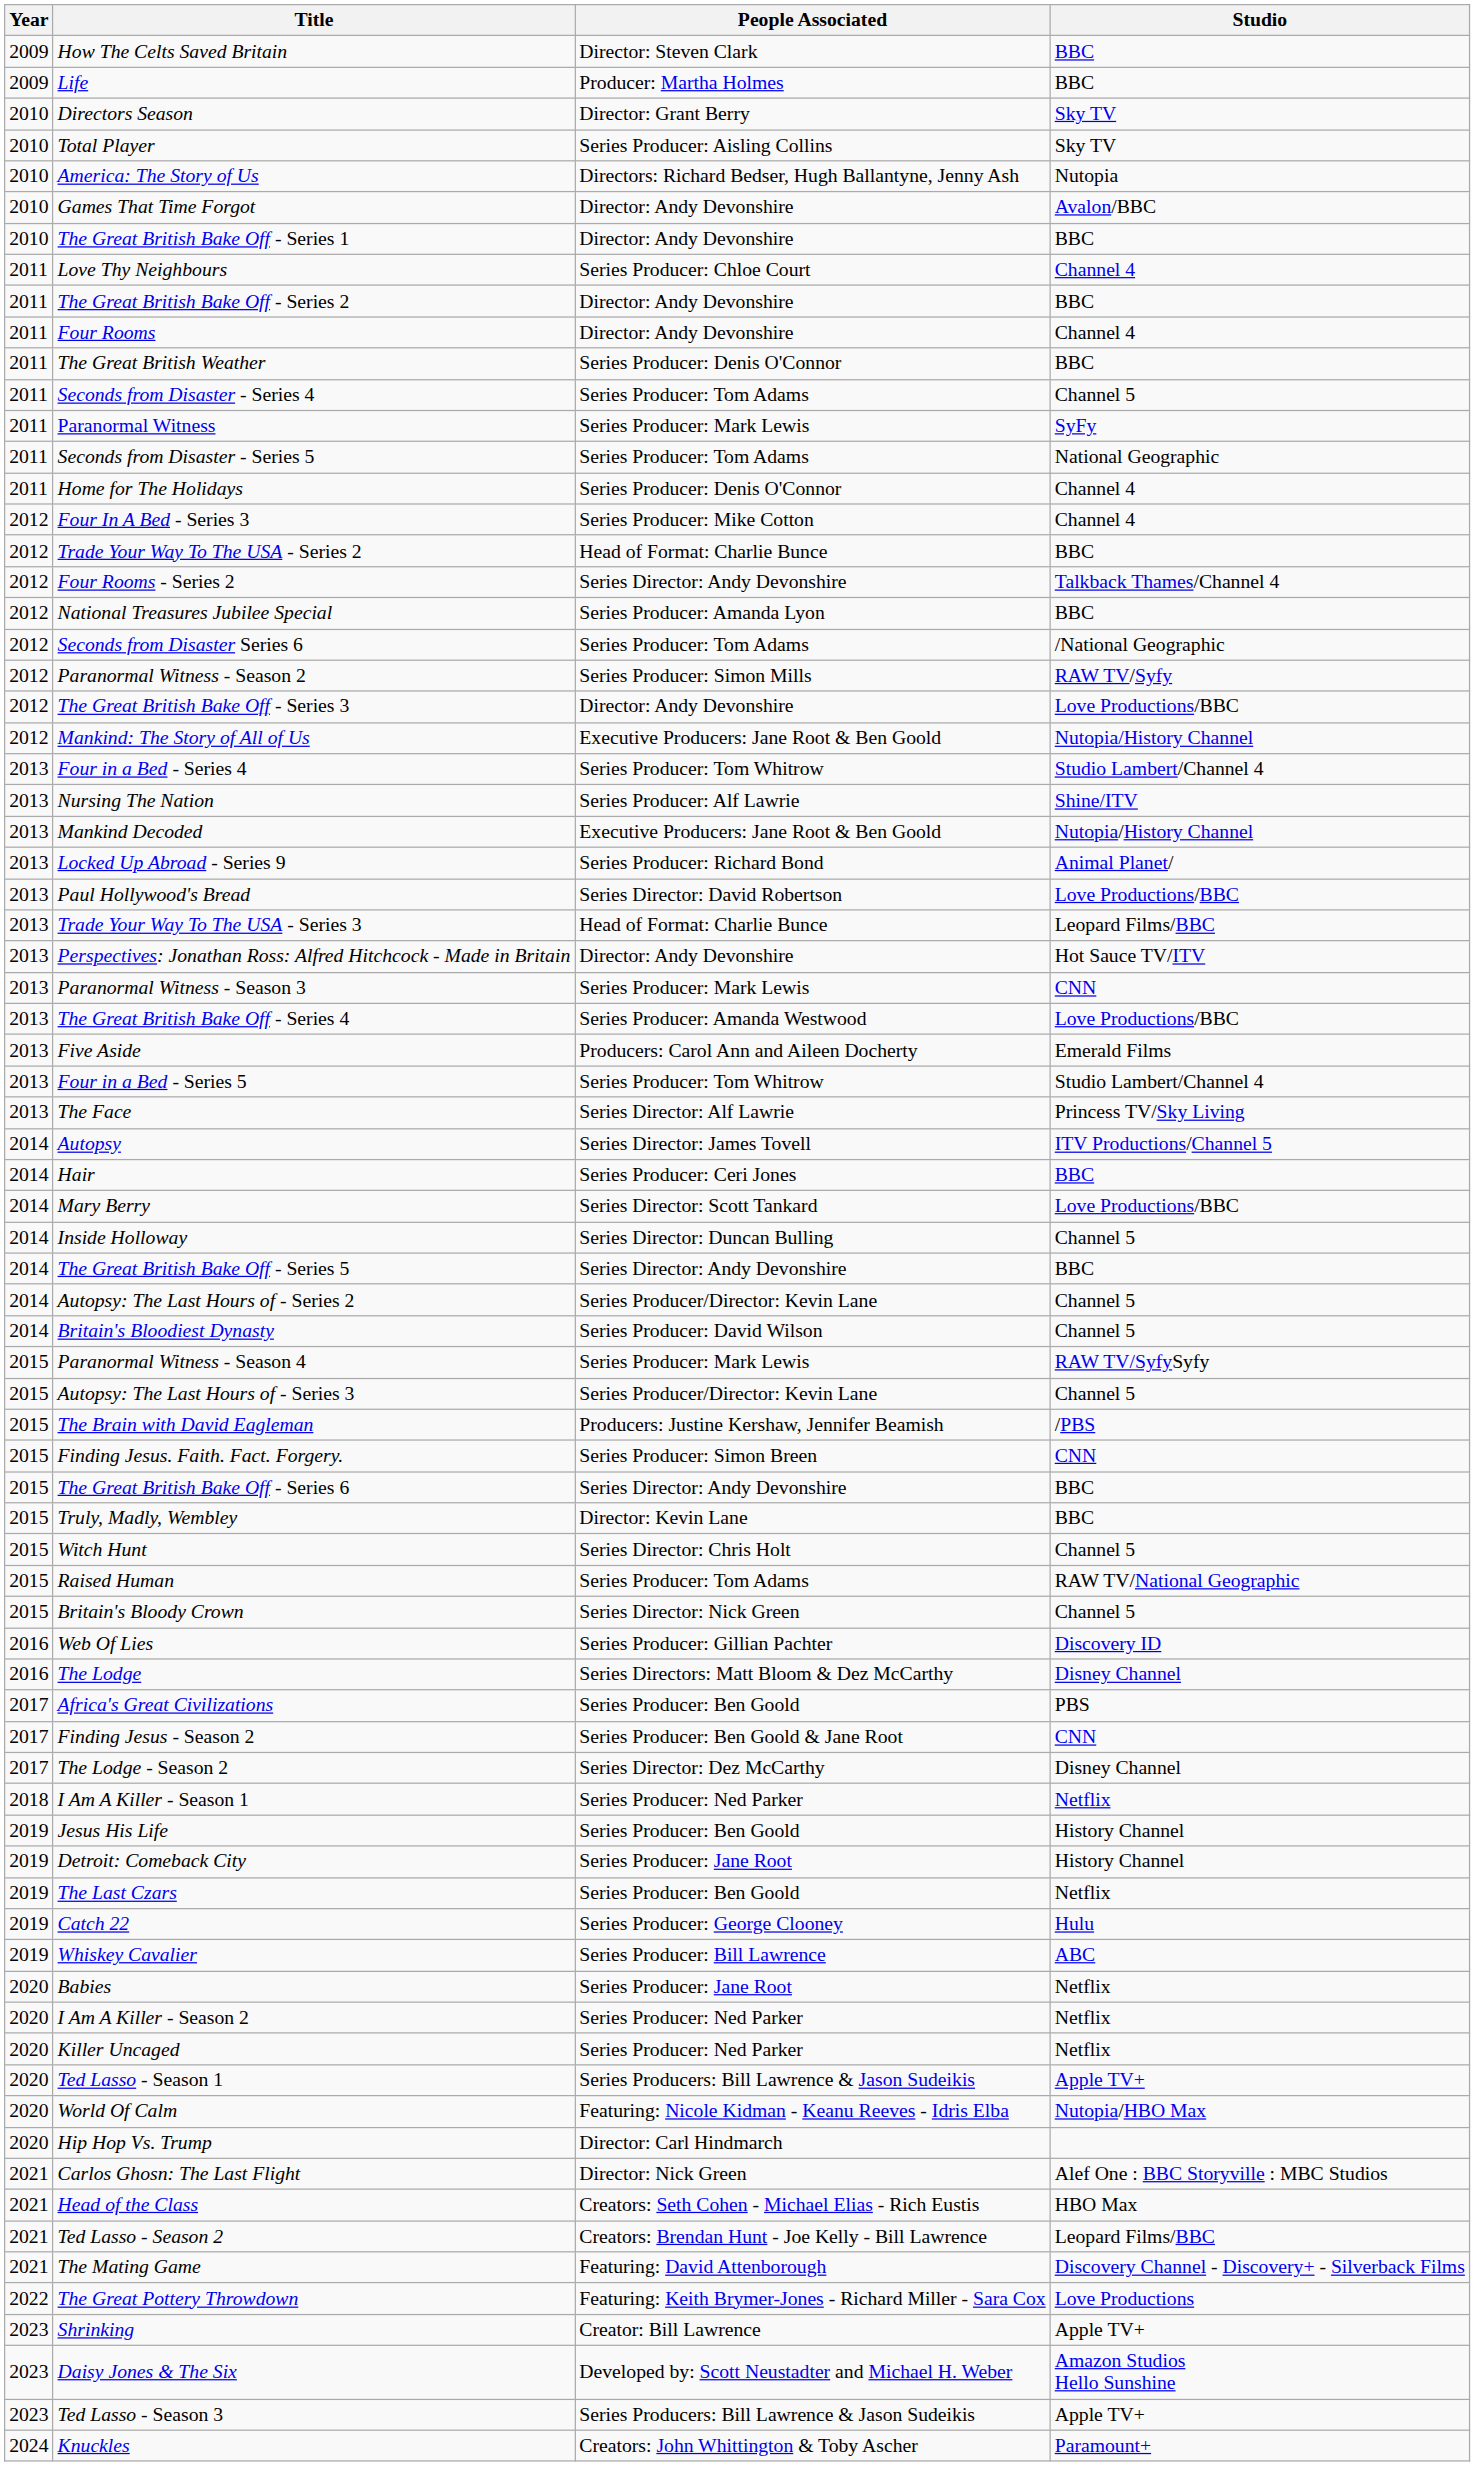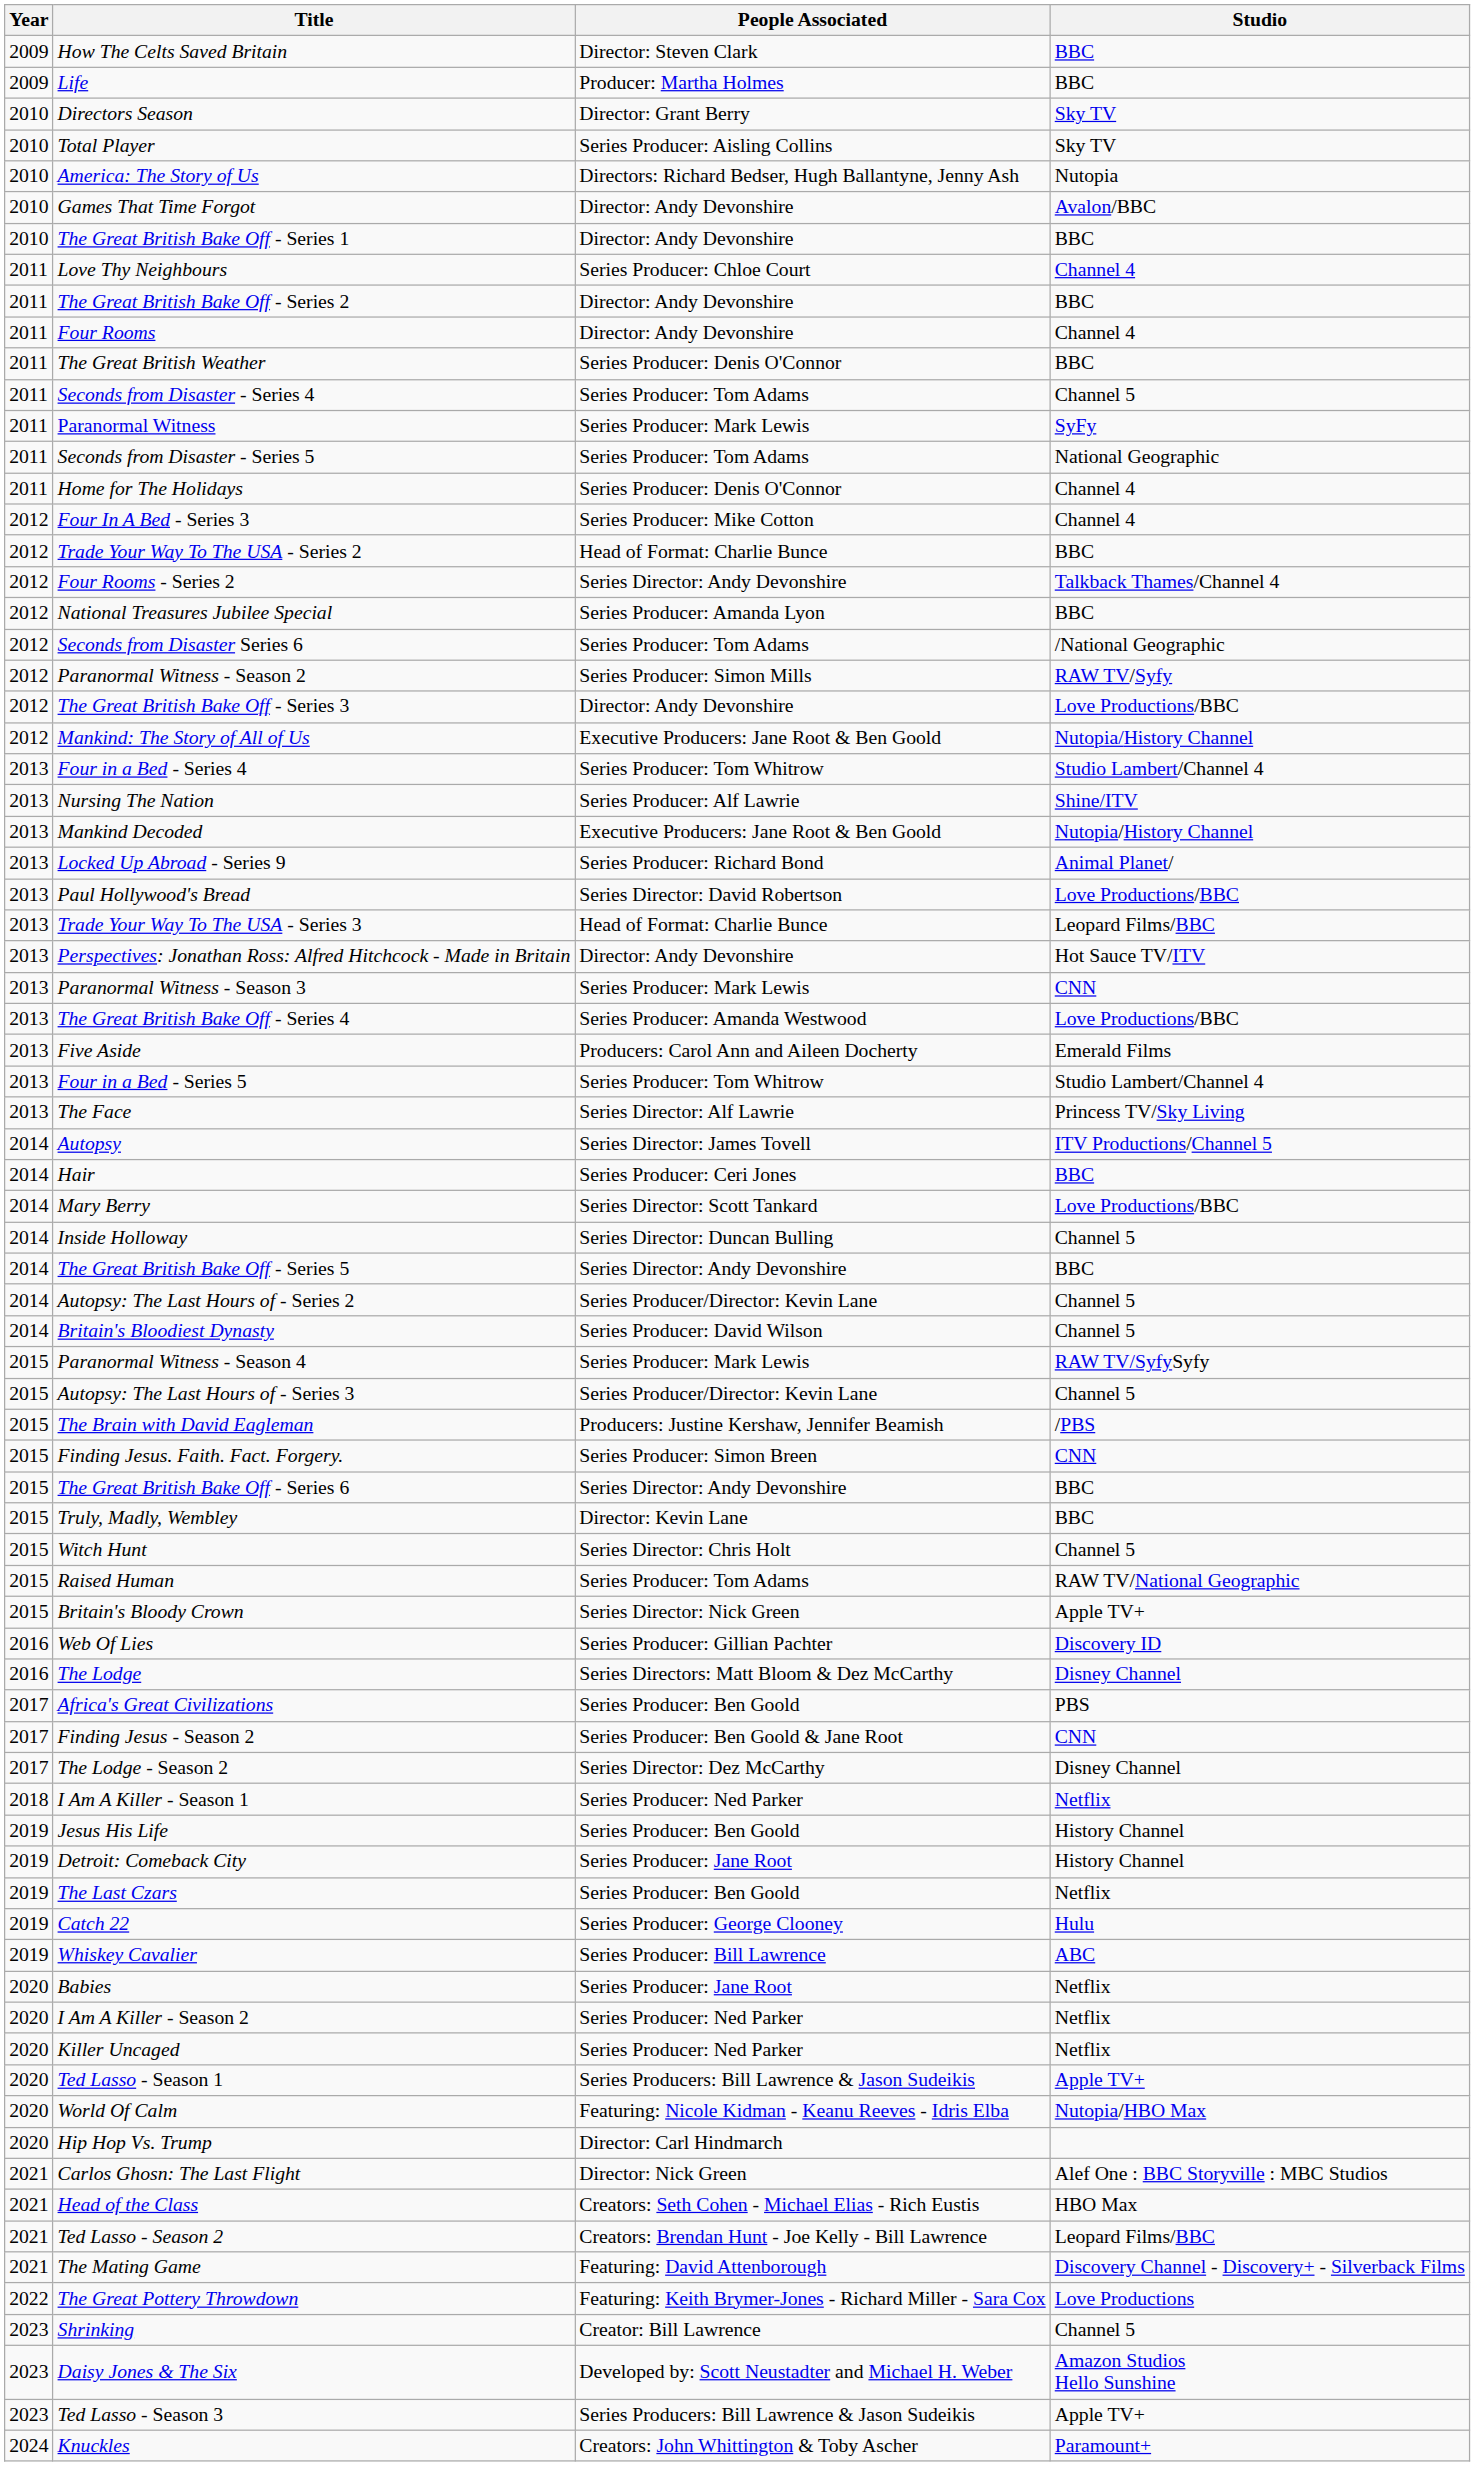(1095, 1611) Channel 5 -> (1100, 1611) Apple TV+
(1100, 2329) Apple TV+ -> (1095, 2329) Channel 5
